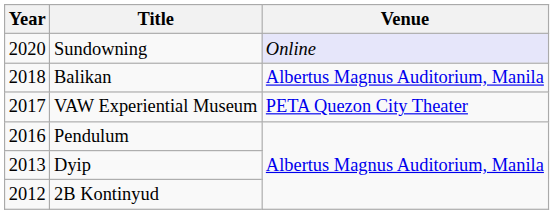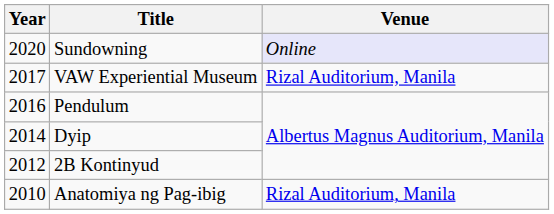- row: (83, 77)
(367, 106) PETA Quezon City Theater -> (361, 77) Rizal Auditorium, Manila
(27, 164) 2013 -> (27, 135) 2014
+ row: (140, 194)
